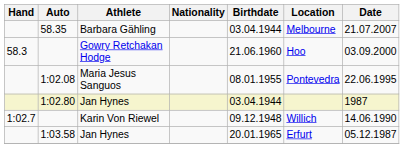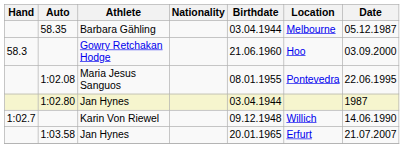(370, 29) 21.07.2007 -> (370, 29) 05.12.1987
(370, 135) 05.12.1987 -> (370, 135) 21.07.2007
